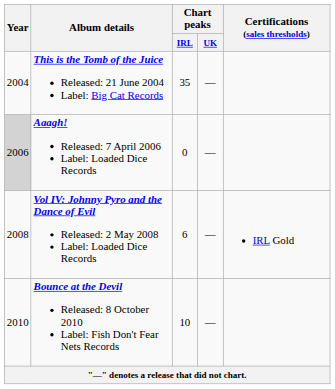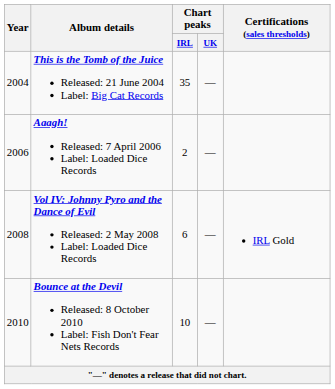(18, 152) lightgrey background -> (18, 152) no background
(185, 152) 0 -> (185, 152) 2
